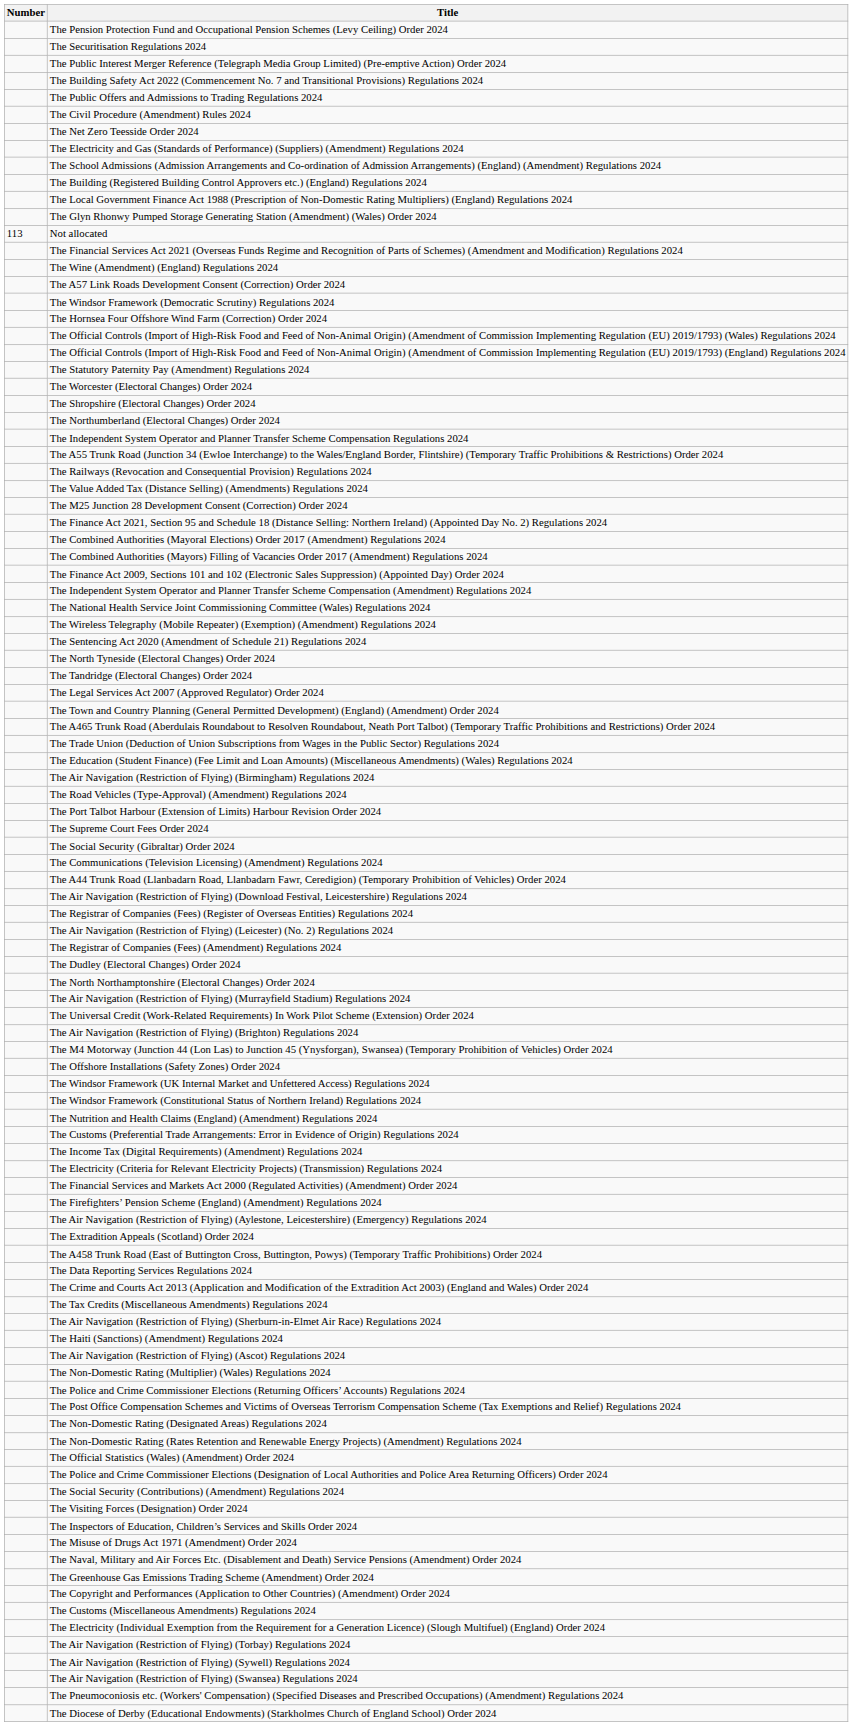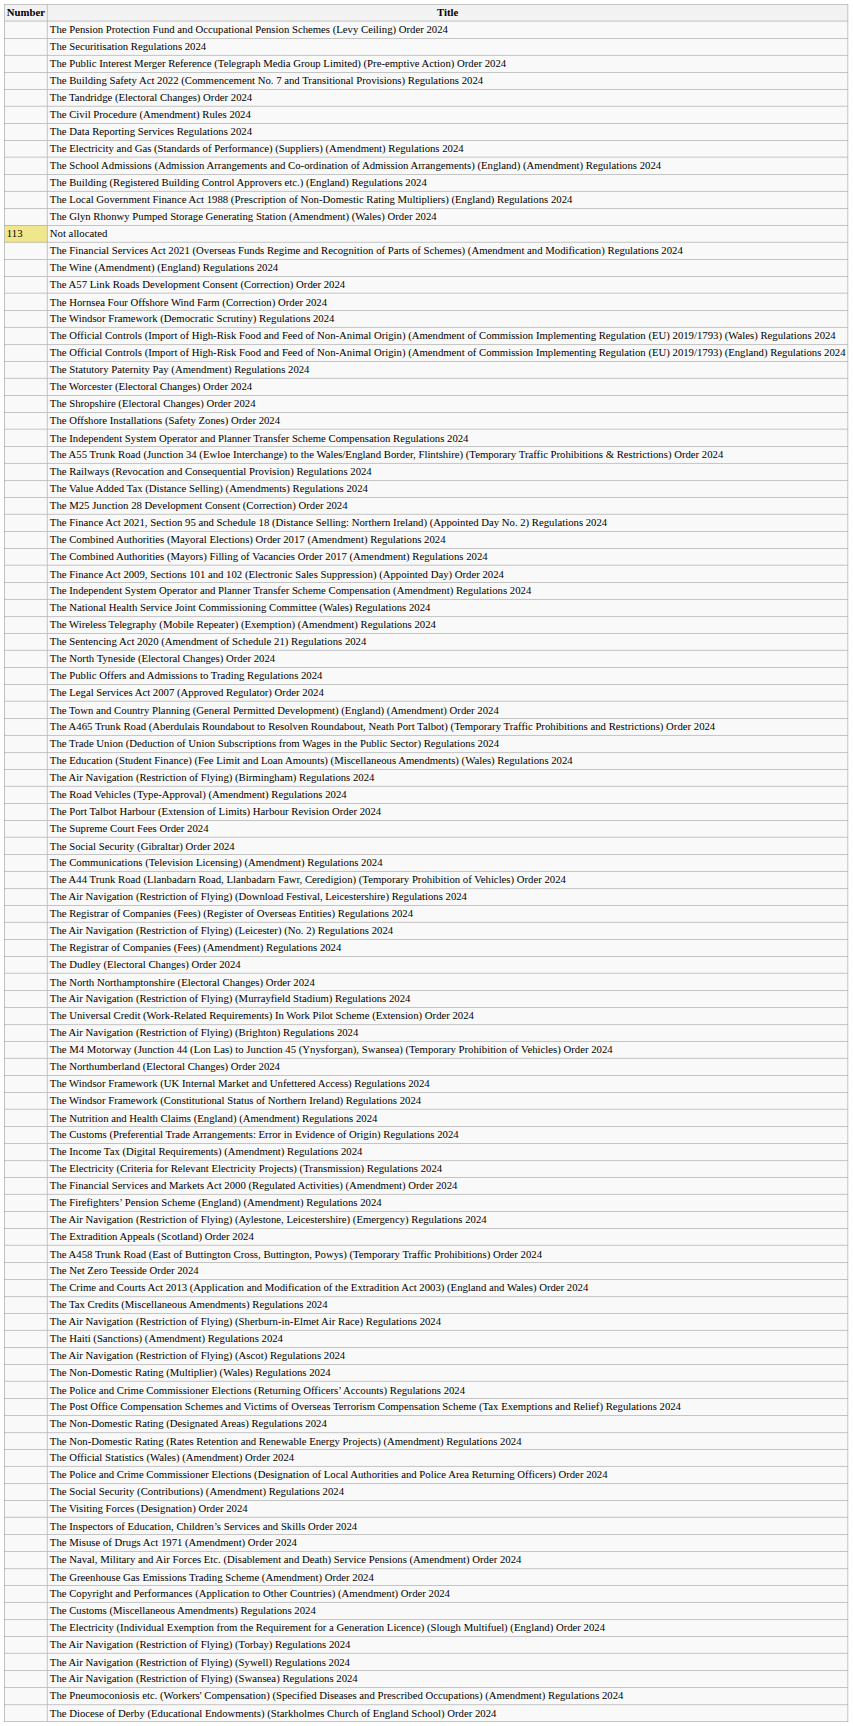rows swapped: (186, 98) <-> (151, 676)
rows swapped: (151, 1271) <-> (124, 132)
(15, 234) no background -> (15, 234) khaki background
rows swapped: (188, 319) <-> (192, 302)
rows swapped: (165, 421) <-> (165, 1067)
